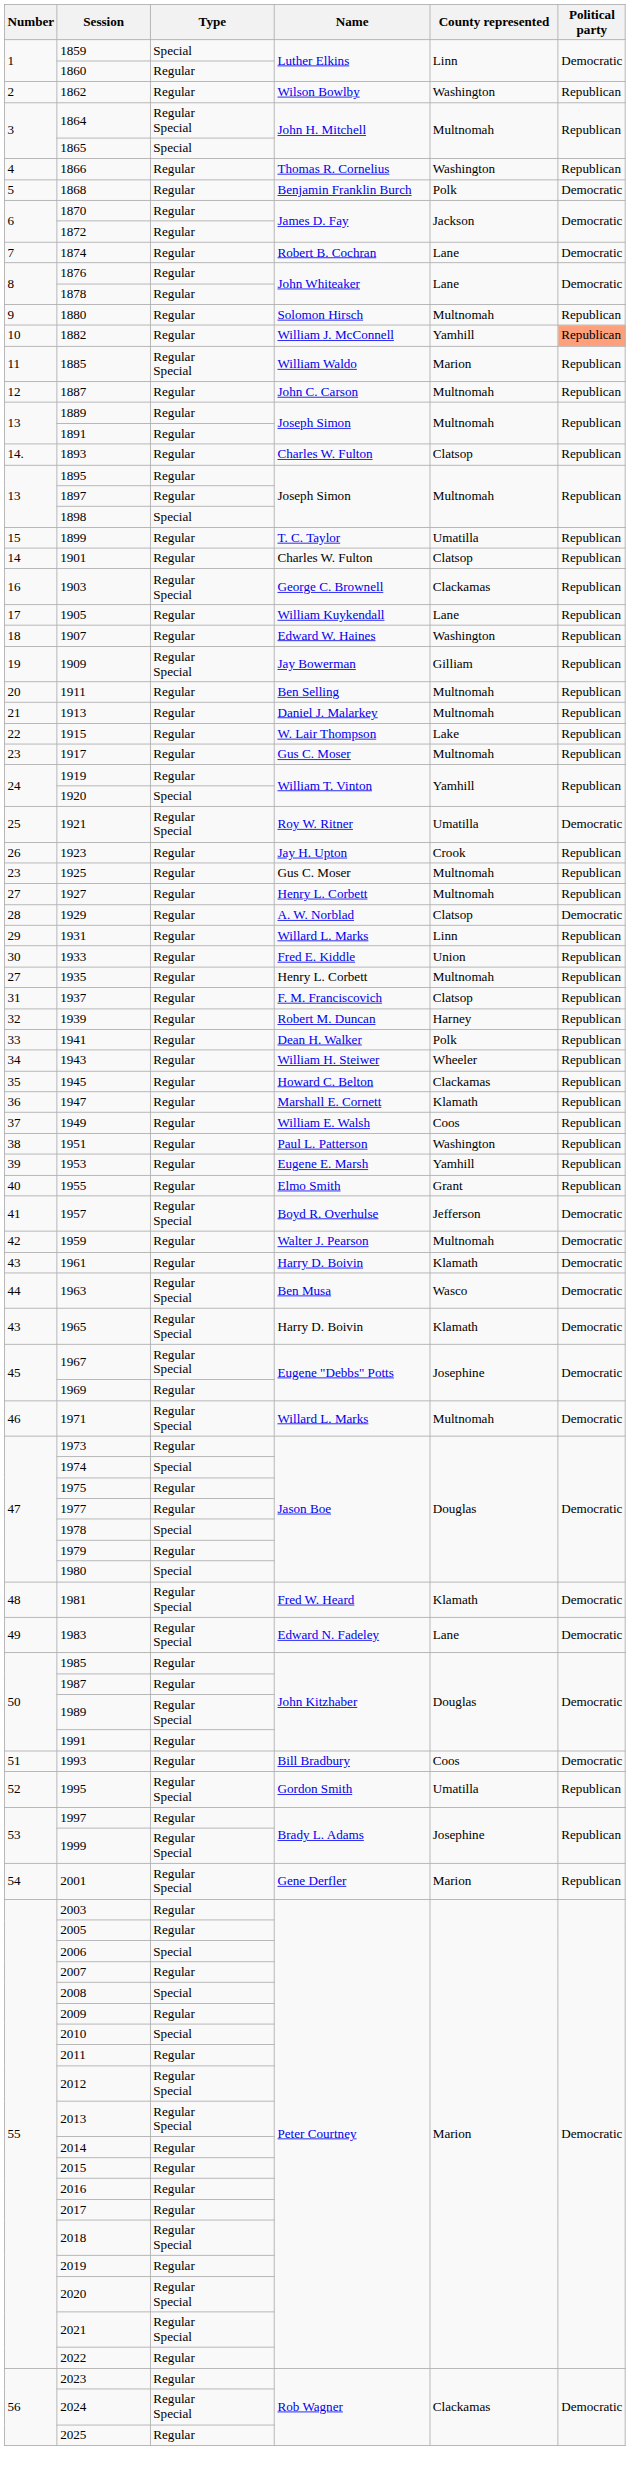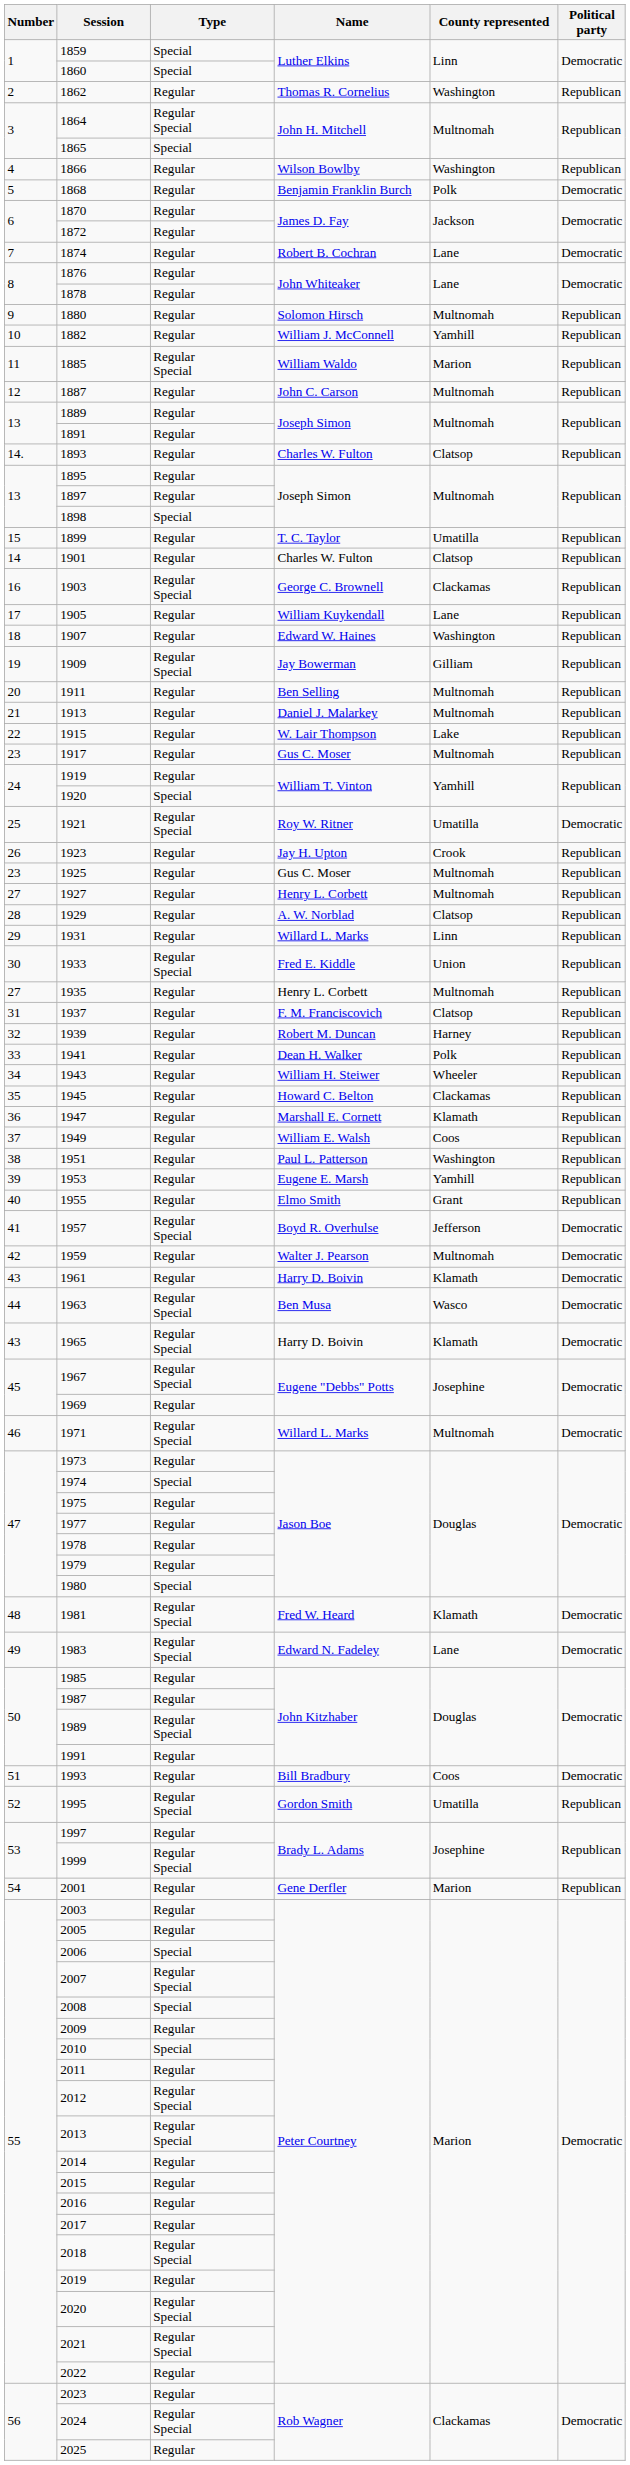(174, 71) Regular -> (173, 71) Special
(319, 92) Wilson Bowlby -> (333, 92) Thomas R. Cornelius
(333, 169) Thomas R. Cornelius -> (319, 169) Wilson Bowlby
(591, 335) lightsalmon background -> (591, 335) no background
(592, 914) Democratic -> (591, 914) Republican
(174, 956) Regular -> (174, 963) Regular Special
(173, 1529) Special -> (174, 1544) Regular
(174, 1881) Regular Special -> (174, 1888) Regular
(174, 1972) Regular -> (174, 1979) Regular Special
